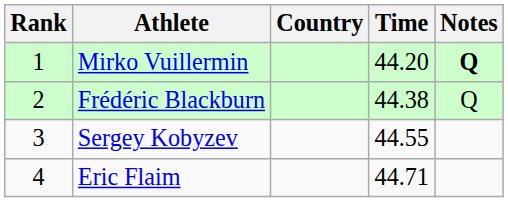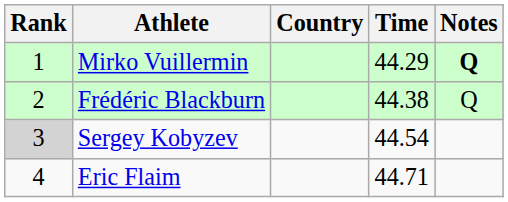(402, 61) 44.20 -> (402, 61) 44.29
(39, 138) no background -> (39, 138) lightgrey background
(402, 138) 44.55 -> (402, 138) 44.54
